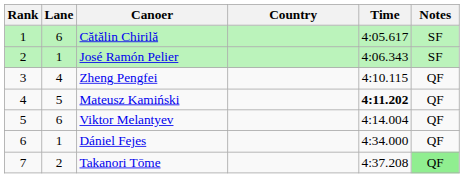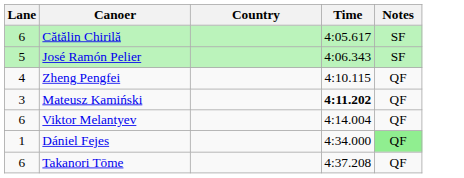- column: (23, 15)
(59, 57) 1 -> (22, 57) 5
(59, 99) 5 -> (22, 99) 3
(435, 141) no background -> (398, 141) lightgreen background
(59, 162) 2 -> (22, 162) 6
(435, 162) lightgreen background -> (398, 162) no background
